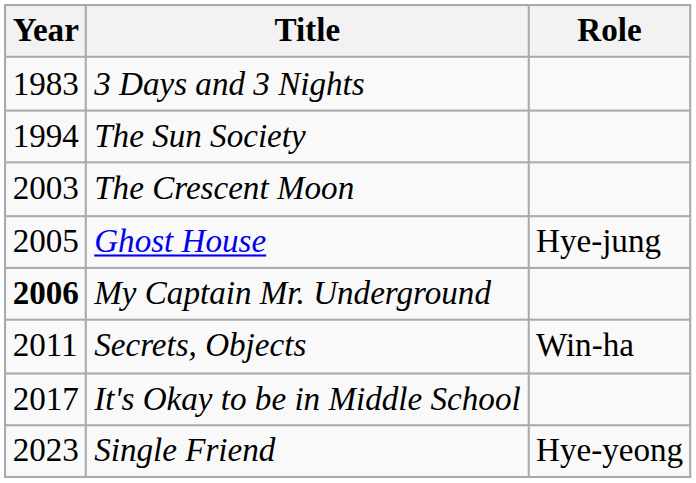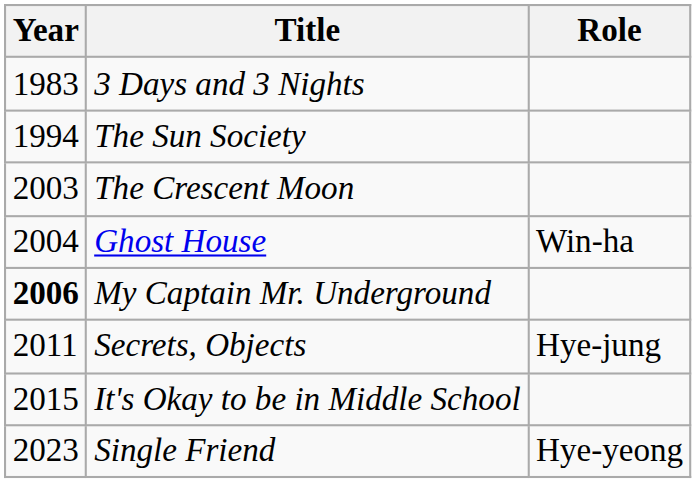(46, 240) 2005 -> (46, 240) 2004
(599, 240) Hye-jung -> (585, 240) Win-ha
(585, 345) Win-ha -> (599, 345) Hye-jung
(46, 398) 2017 -> (46, 398) 2015
